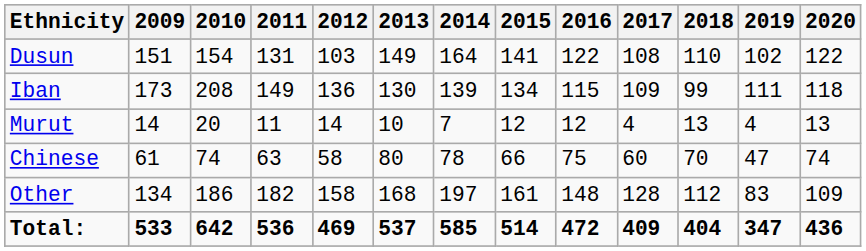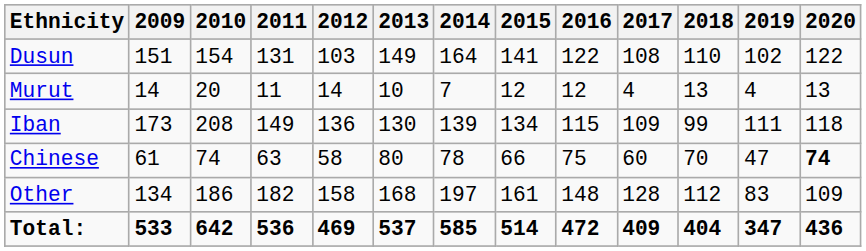rows swapped: (42, 126) <-> (35, 91)
(818, 160) normal -> (818, 160) bold
